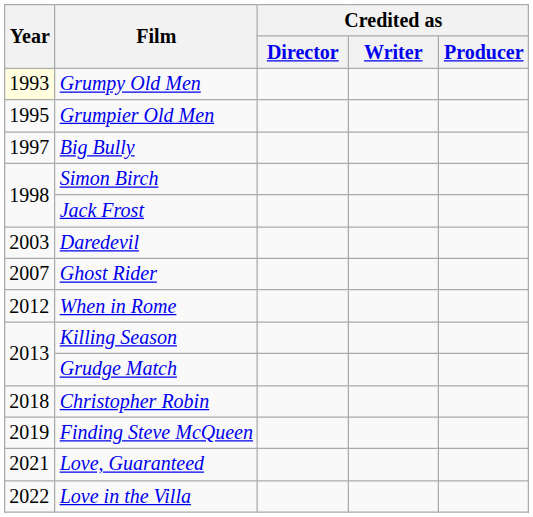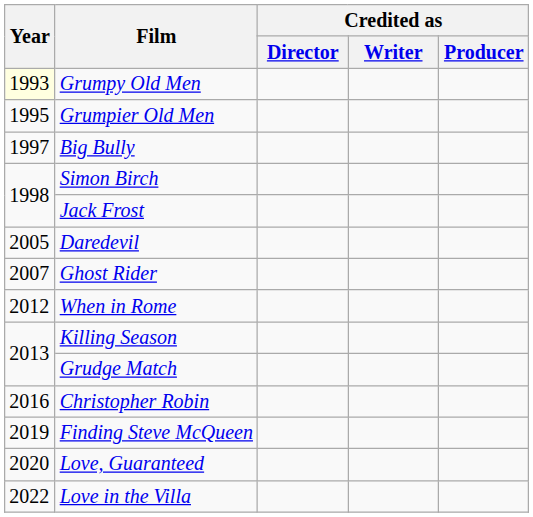(29, 242) 2003 -> (29, 242) 2005
(29, 400) 2018 -> (29, 400) 2016
(29, 464) 2021 -> (29, 464) 2020
